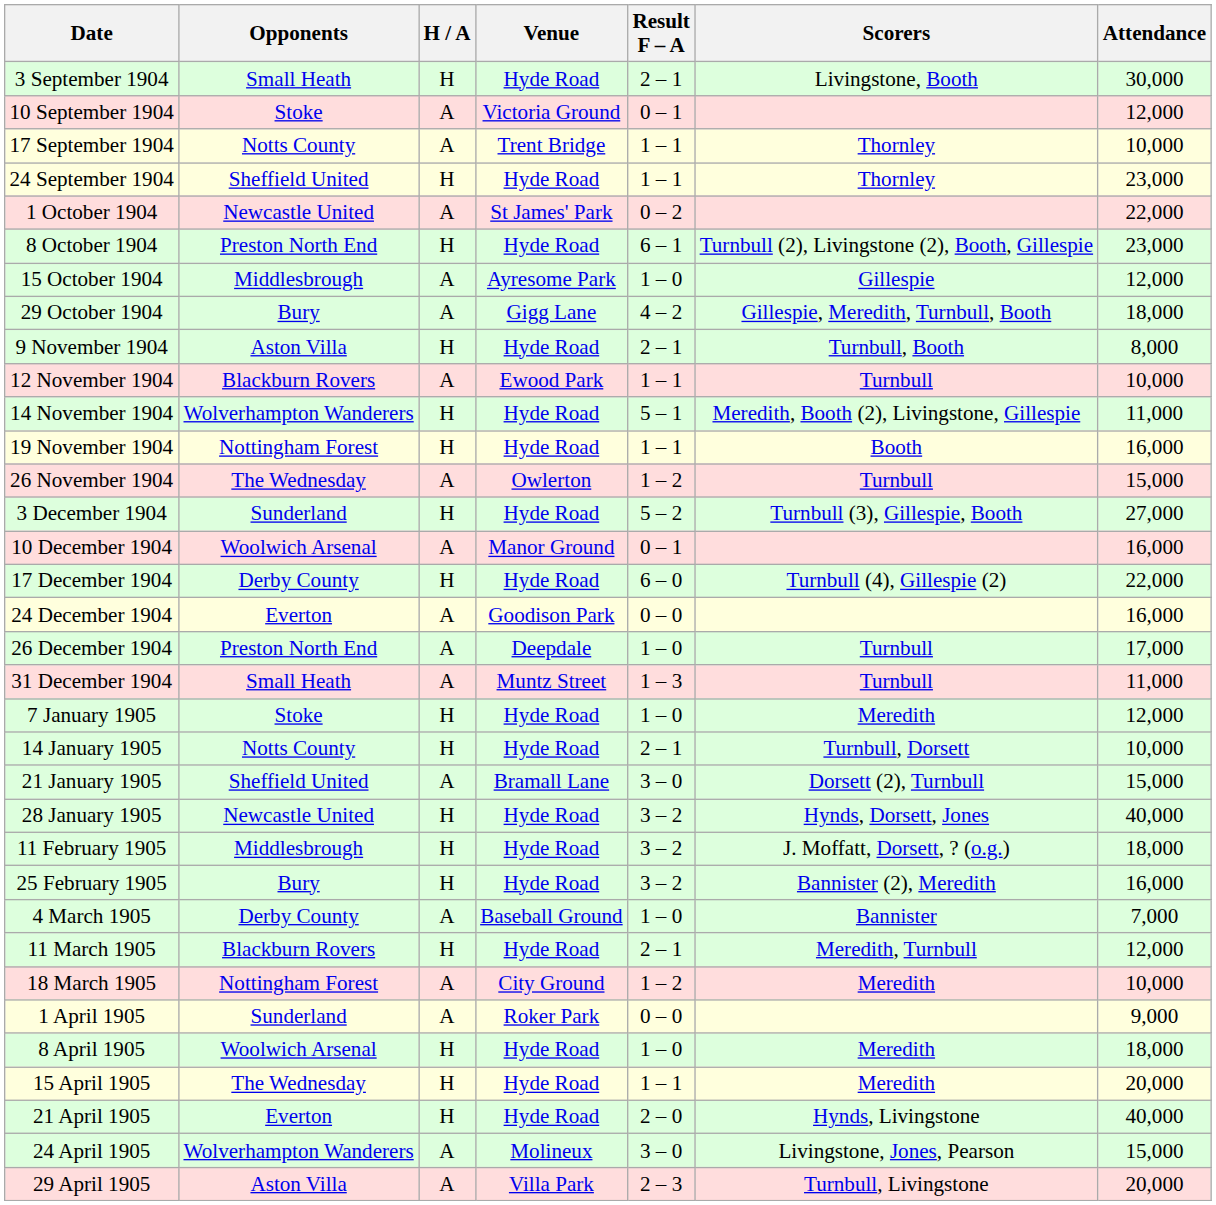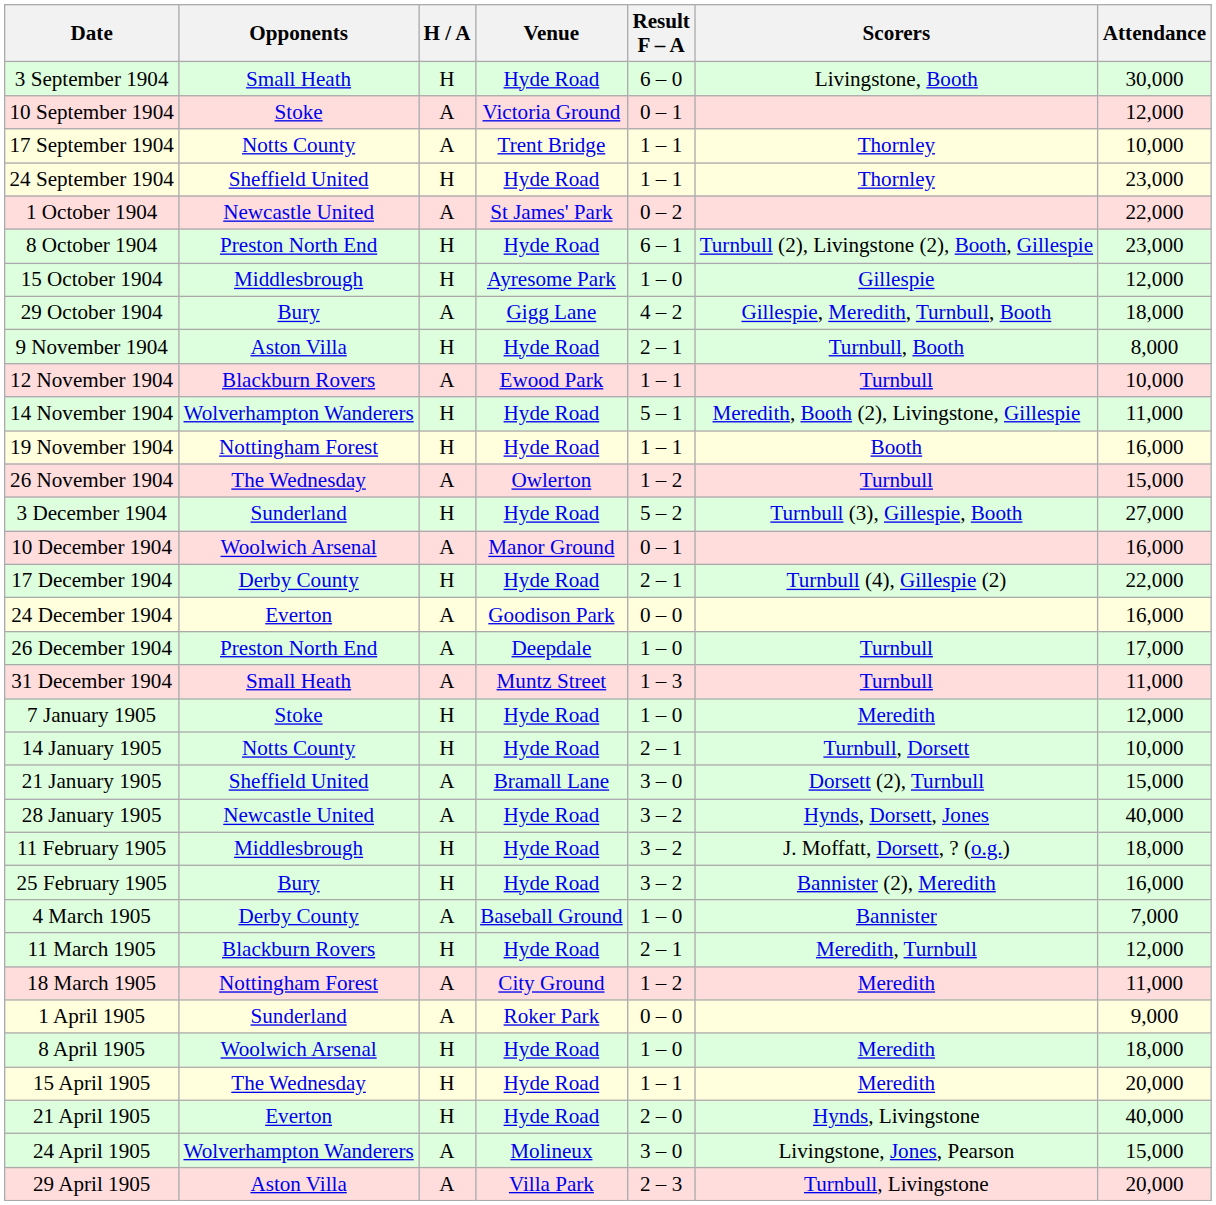(661, 78) 2 – 1 -> (661, 78) 6 – 0
(447, 279) A -> (447, 279) H
(661, 580) 6 – 0 -> (661, 580) 2 – 1
(447, 815) H -> (447, 815) A
(1154, 982) 10,000 -> (1154, 982) 11,000
